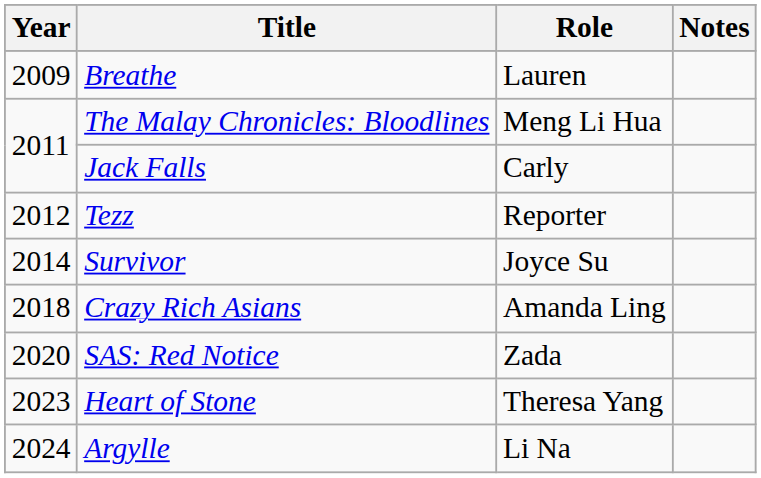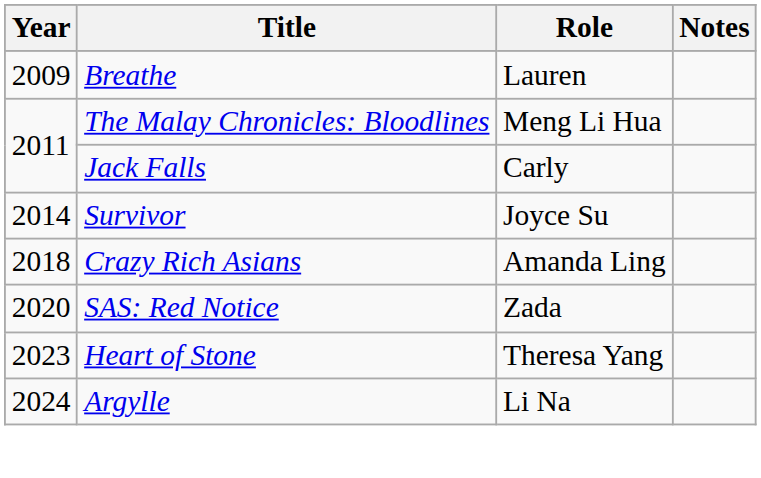- row: (109, 214)
